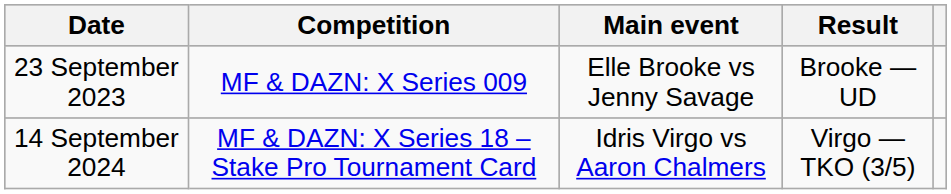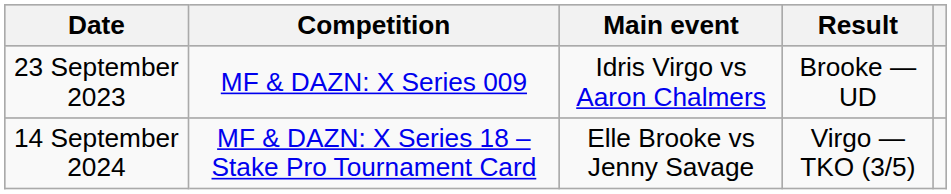(671, 81) Elle Brooke vs Jenny Savage -> (671, 81) Idris Virgo vs Aaron Chalmers
(671, 152) Idris Virgo vs Aaron Chalmers -> (671, 152) Elle Brooke vs Jenny Savage
